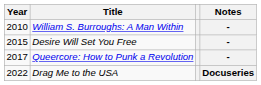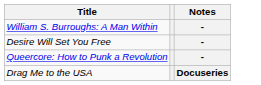- column: (17, 12)
